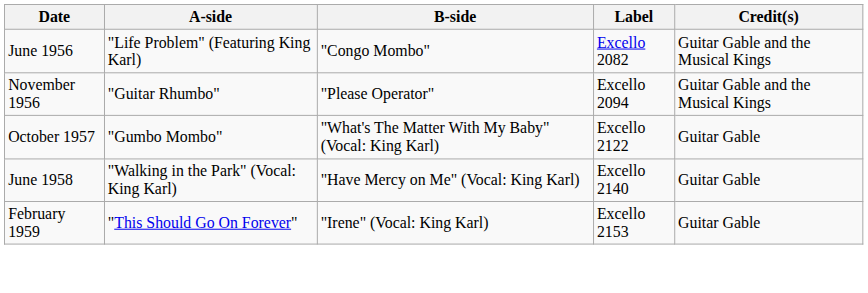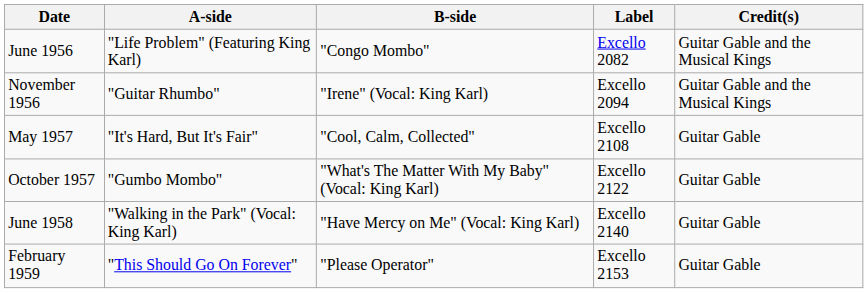(377, 94) "Please Operator" -> (404, 94) "Irene" (Vocal: King Karl)
+ row: (40, 136)
(405, 222) "Irene" (Vocal: King Karl) -> (377, 265) "Please Operator"
